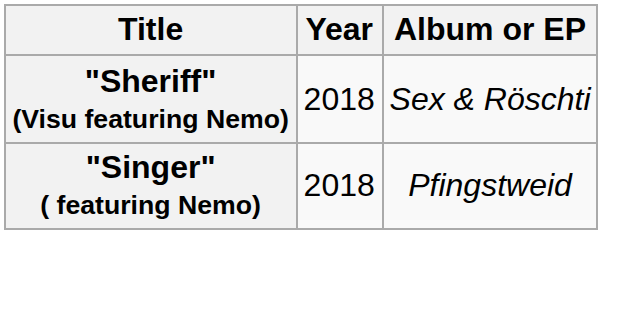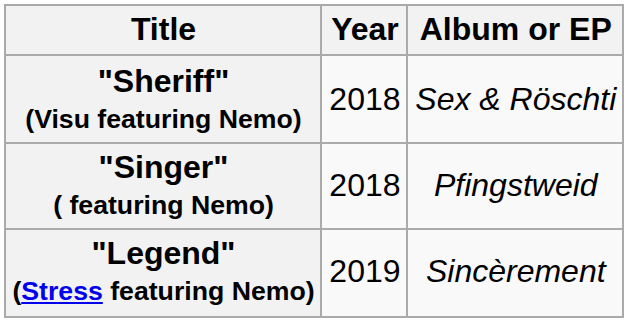+ row: (163, 272)
